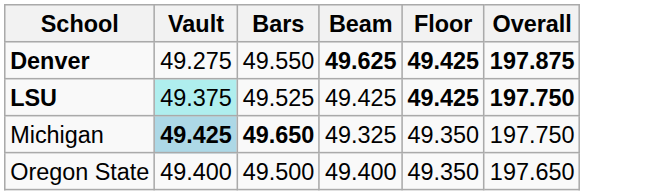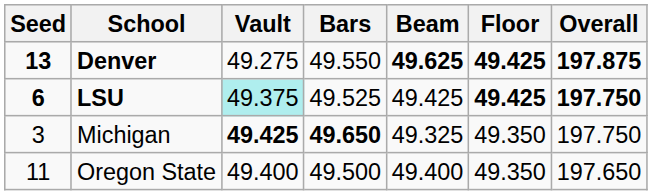+ column: (38, 23)
(196, 135) lightblue background -> (263, 135) no background
